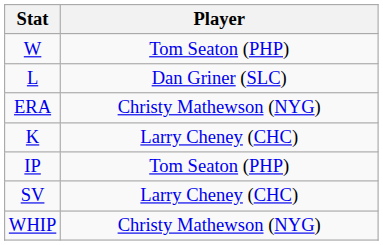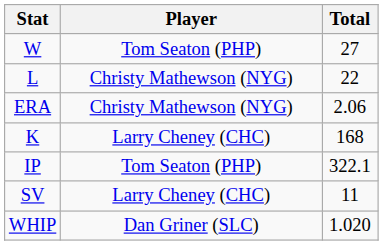+ column: (350, 19)
(219, 78) Dan Griner (SLC) -> (191, 78) Christy Mathewson (NYG)
(219, 225) Christy Mathewson (NYG) -> (191, 225) Dan Griner (SLC)
